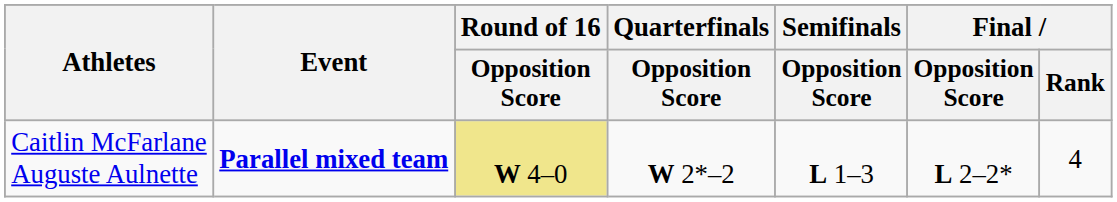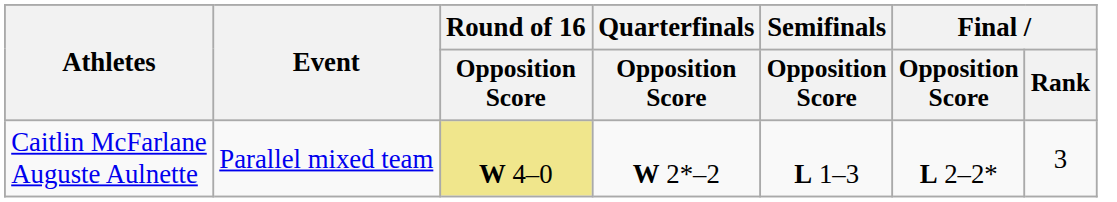(334, 158) bold -> (326, 158) normal
(1075, 158) 4 -> (1060, 158) 3
